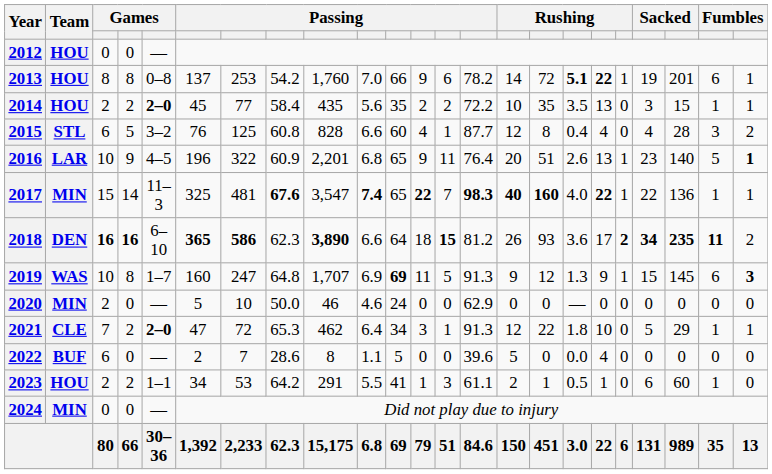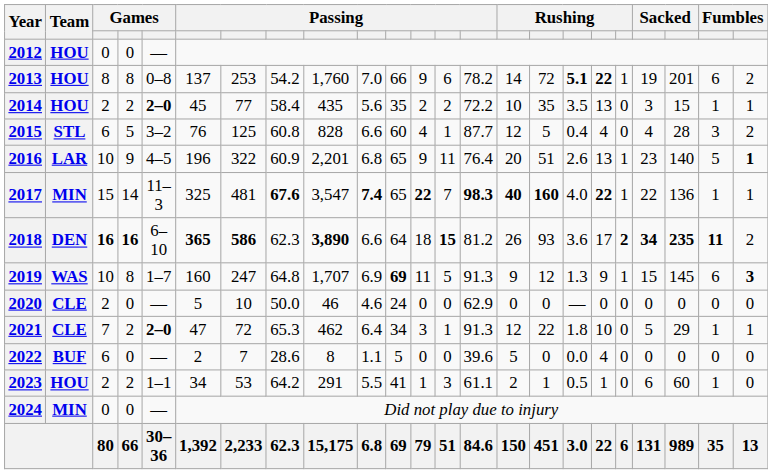(750, 78) 1 -> (750, 78) 2
(546, 132) 8 -> (546, 132) 5
(70, 303) MIN -> (69, 303) CLE
